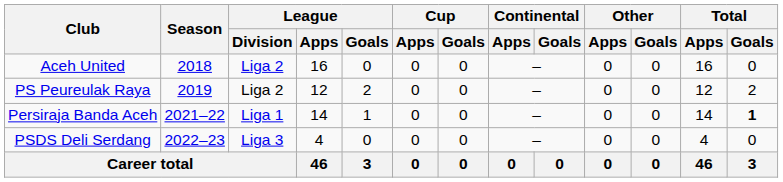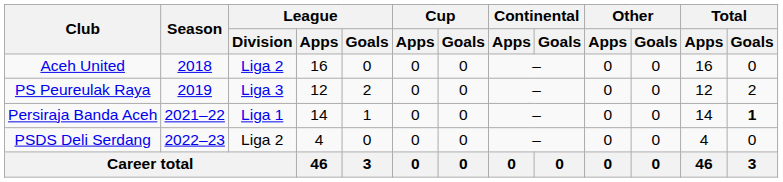(262, 90) Liga 2 -> (262, 90) Liga 3
(262, 139) Liga 3 -> (262, 139) Liga 2
